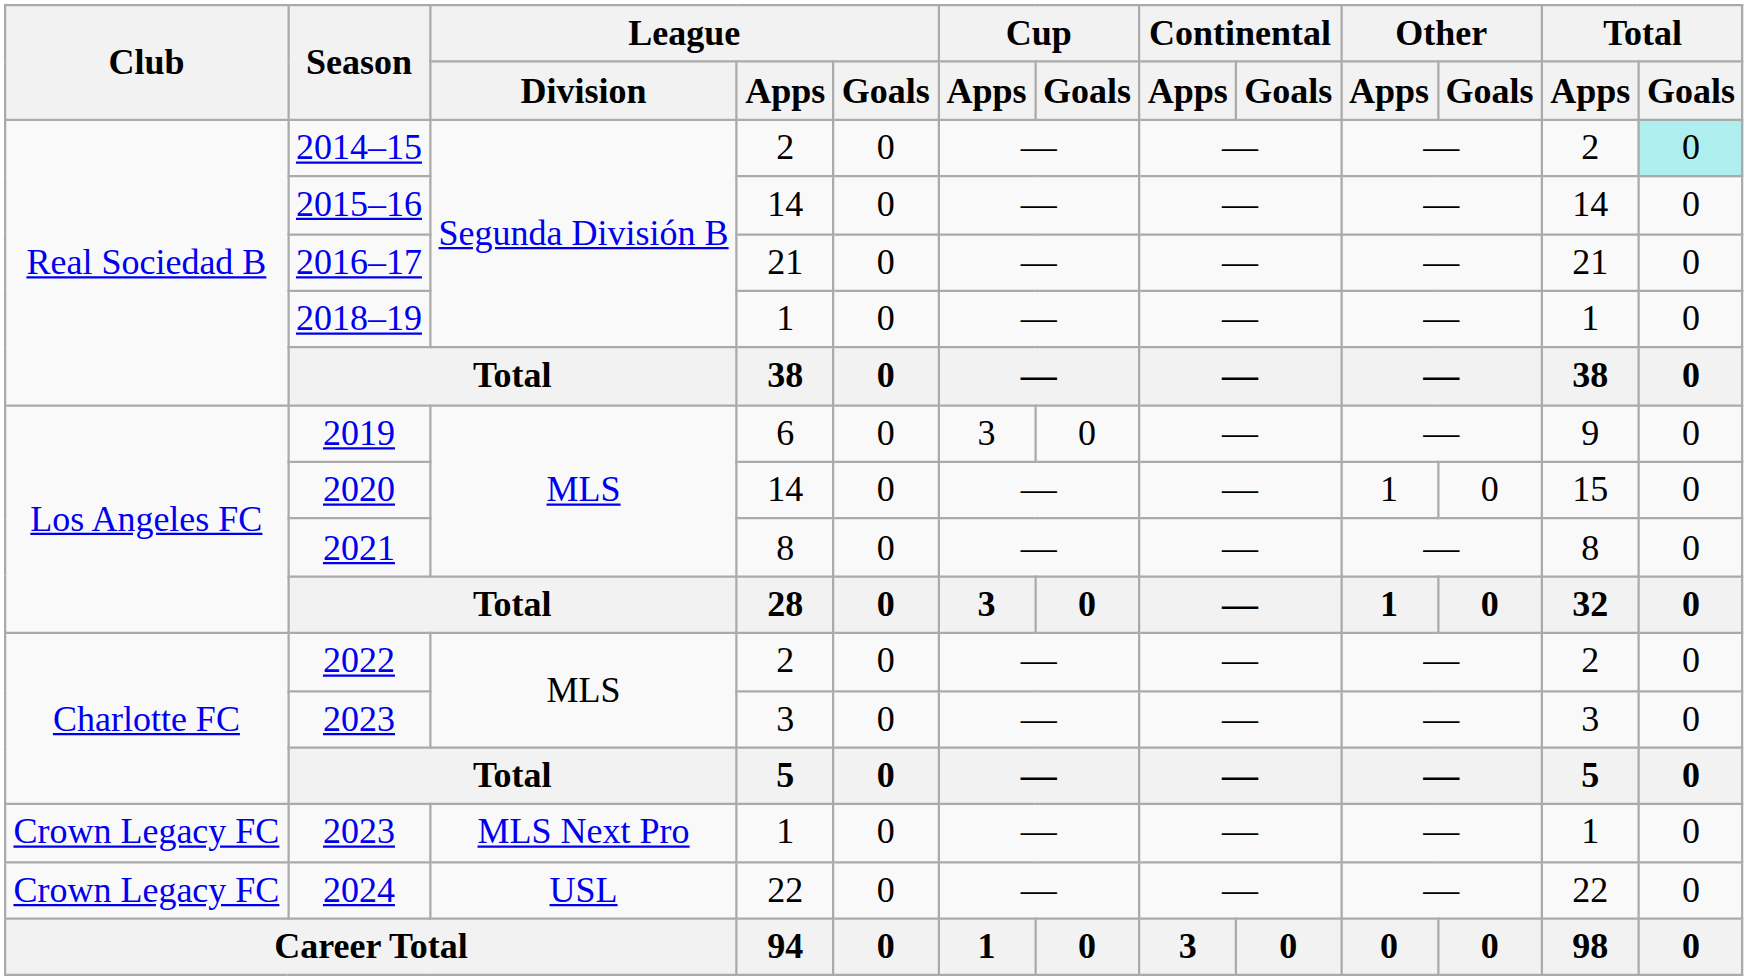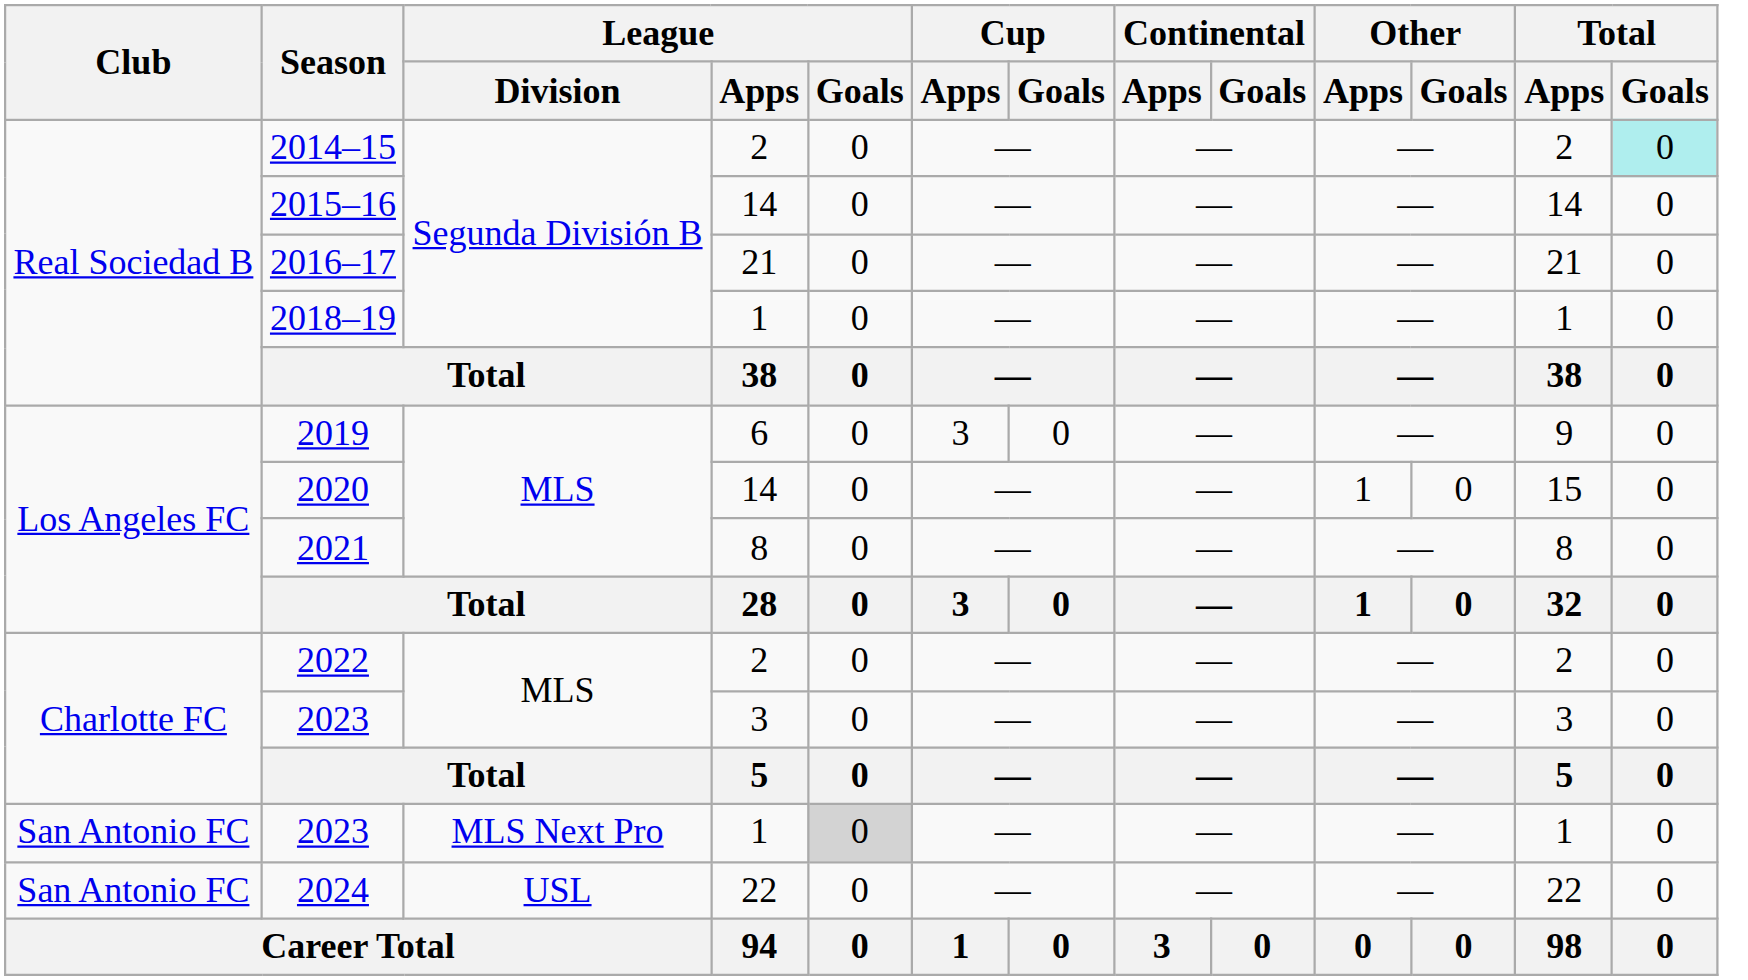(146, 832) Crown Legacy FC -> (133, 832) San Antonio FC
(886, 832) no background -> (860, 832) lightgrey background
(146, 889) Crown Legacy FC -> (133, 889) San Antonio FC
